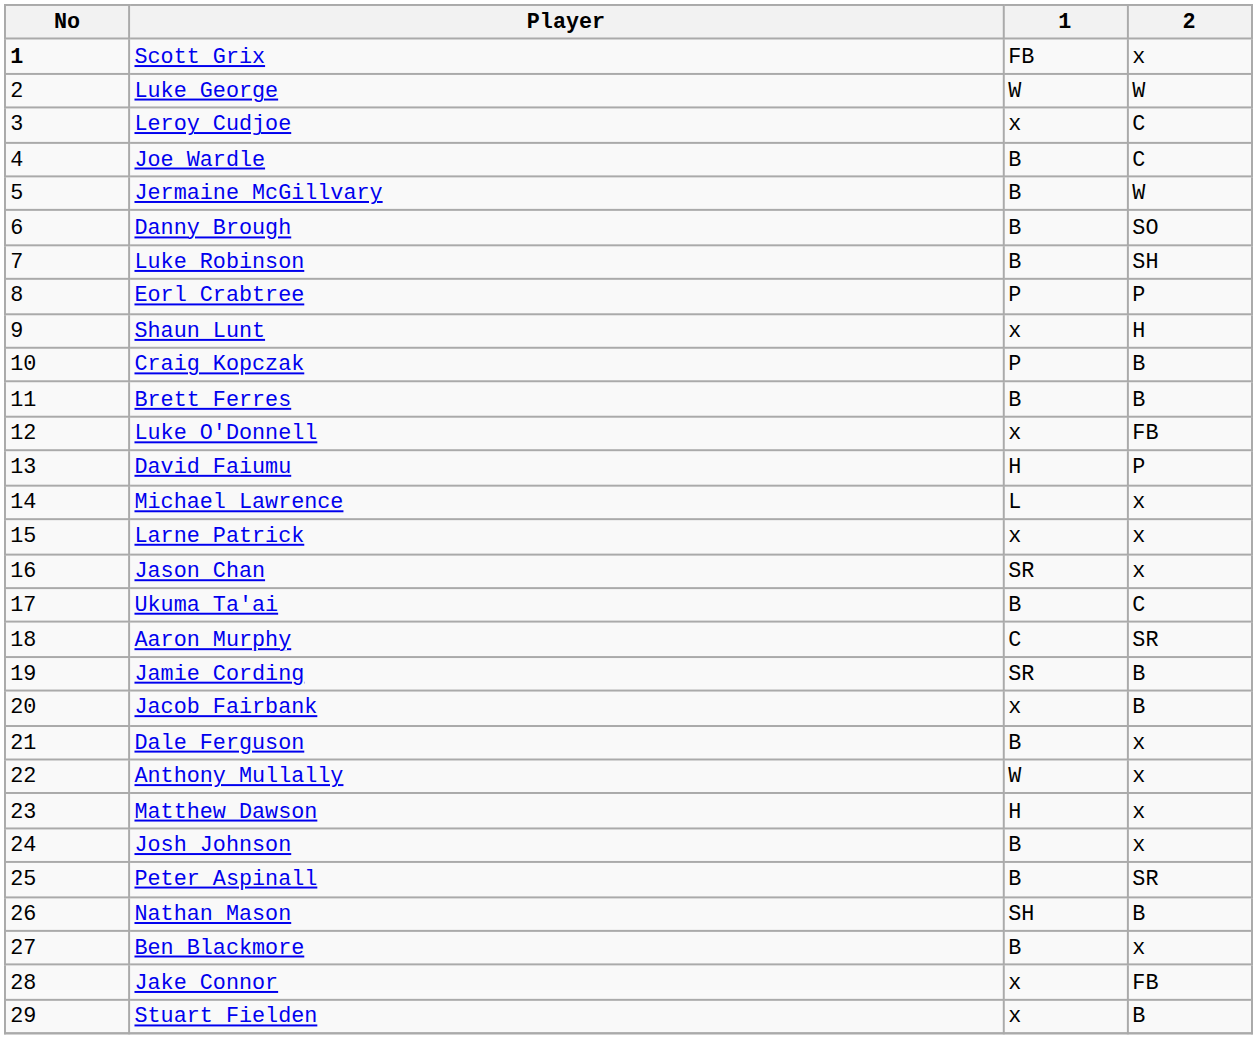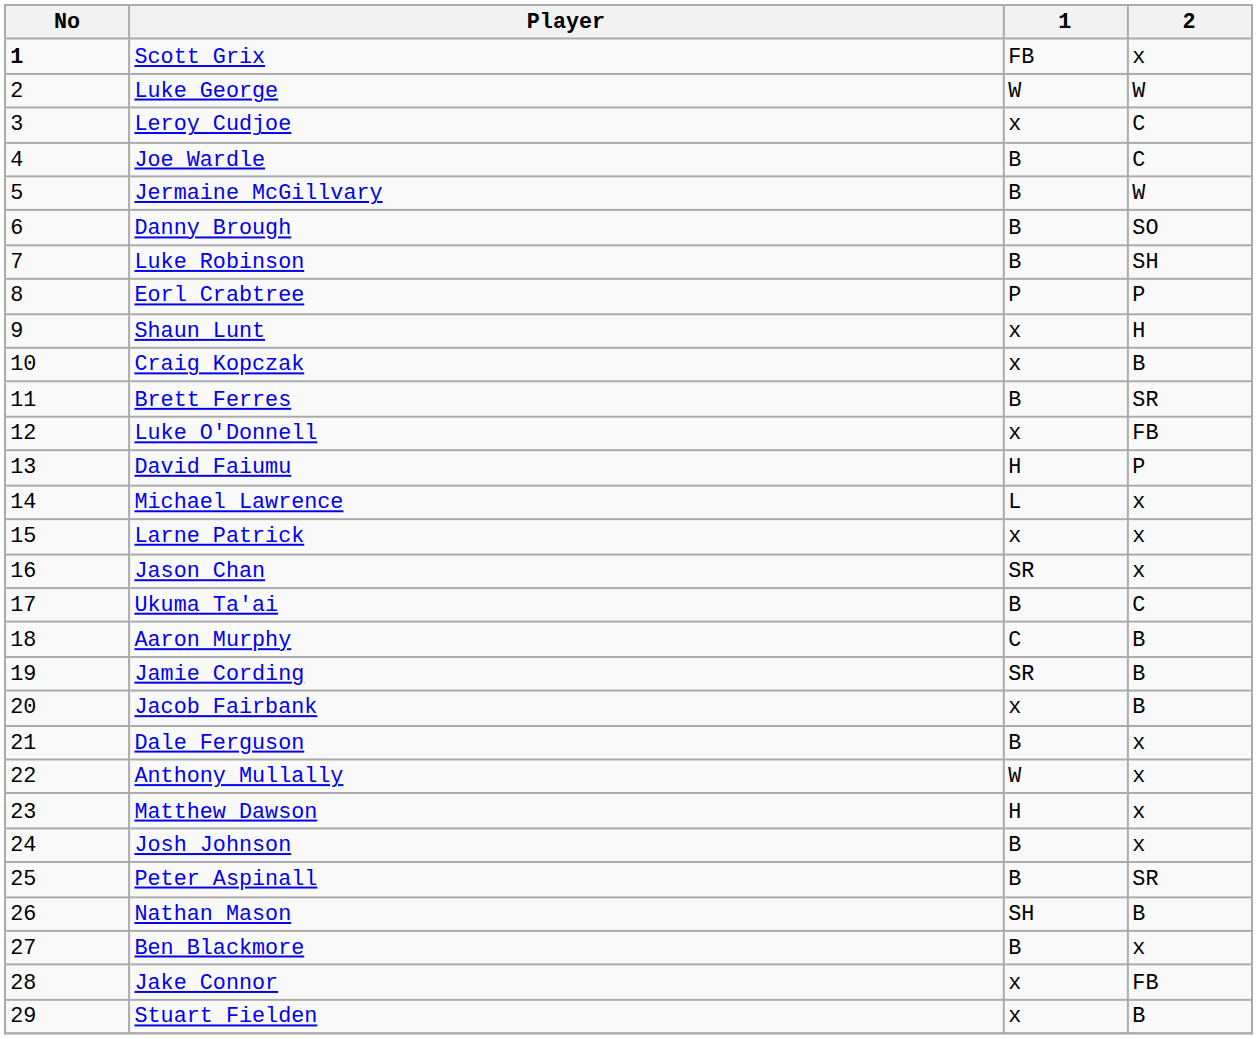(1015, 365) P -> (1015, 365) x
(1139, 399) B -> (1145, 399) SR
(1145, 639) SR -> (1139, 639) B
